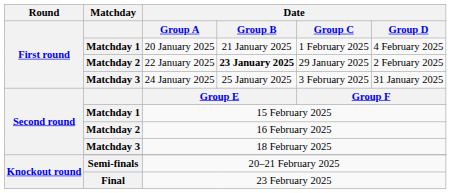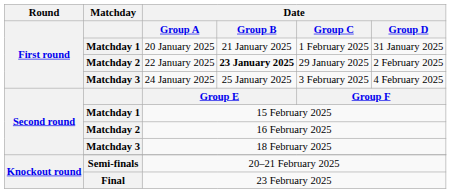(408, 46) 4 February 2025 -> (408, 46) 31 January 2025
(408, 79) 31 January 2025 -> (408, 79) 4 February 2025
